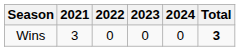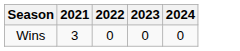- column: (216, 14)
